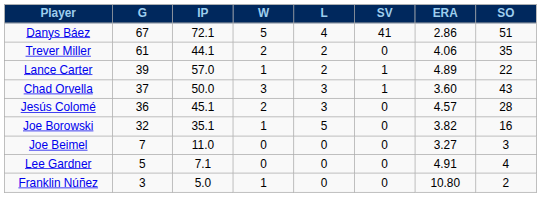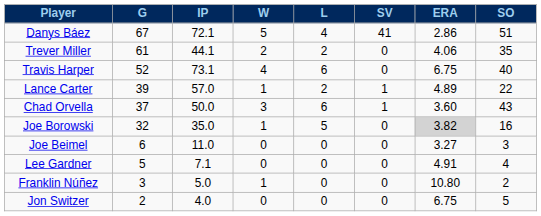+ row: (58, 70)
(324, 88) 3 -> (324, 107) 6
- row: (58, 107)
(203, 126) 35.1 -> (203, 126) 35.0
(445, 126) no background -> (445, 126) lightgrey background
(142, 145) 7 -> (142, 145) 6
+ row: (58, 201)
